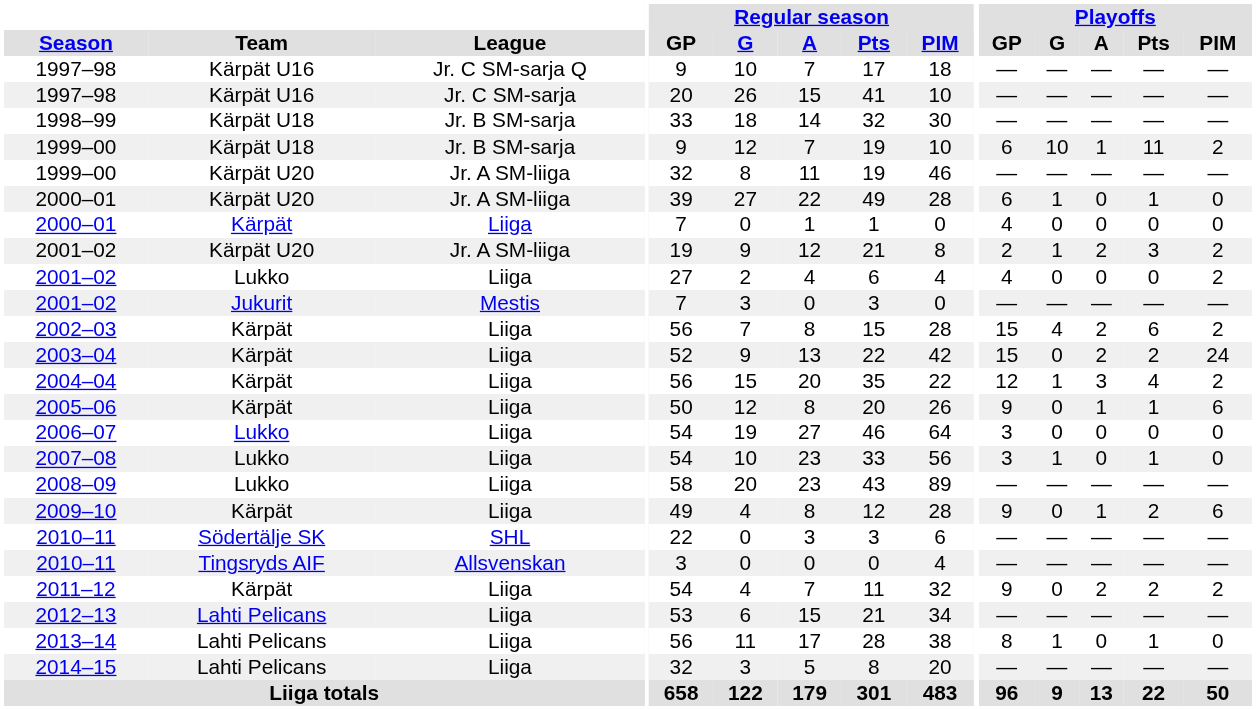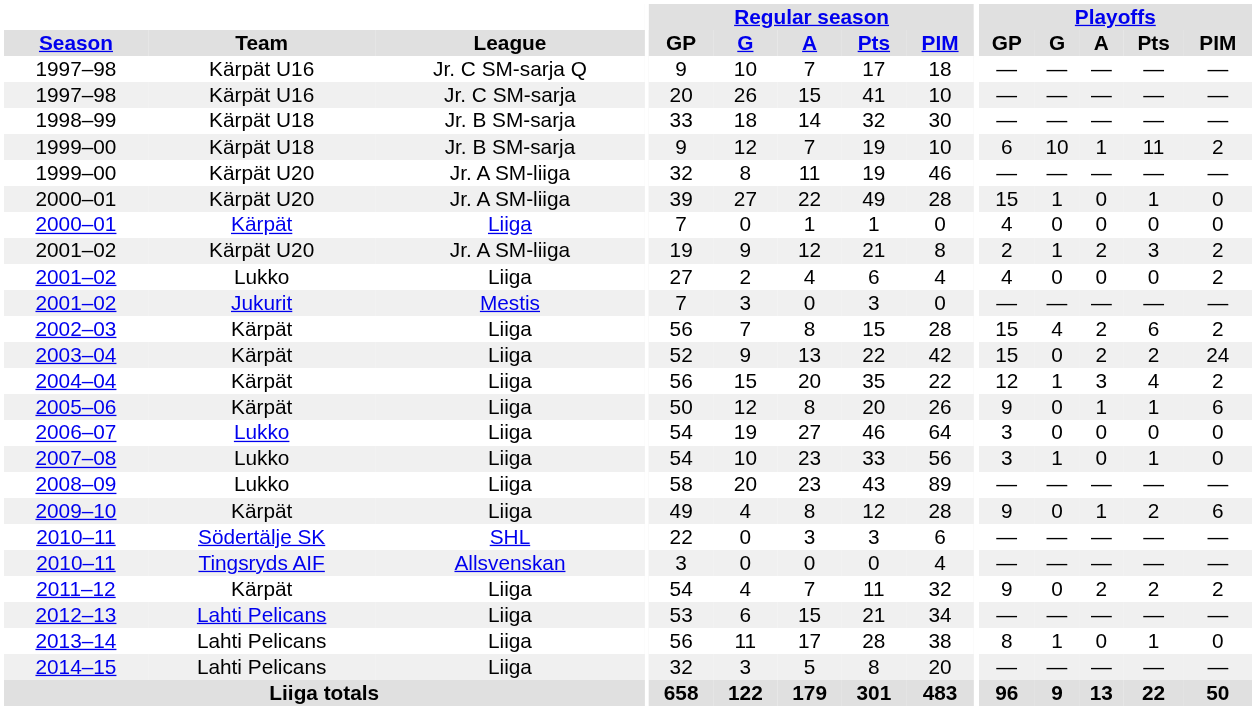(1007, 198) 6 -> (1007, 198) 15
